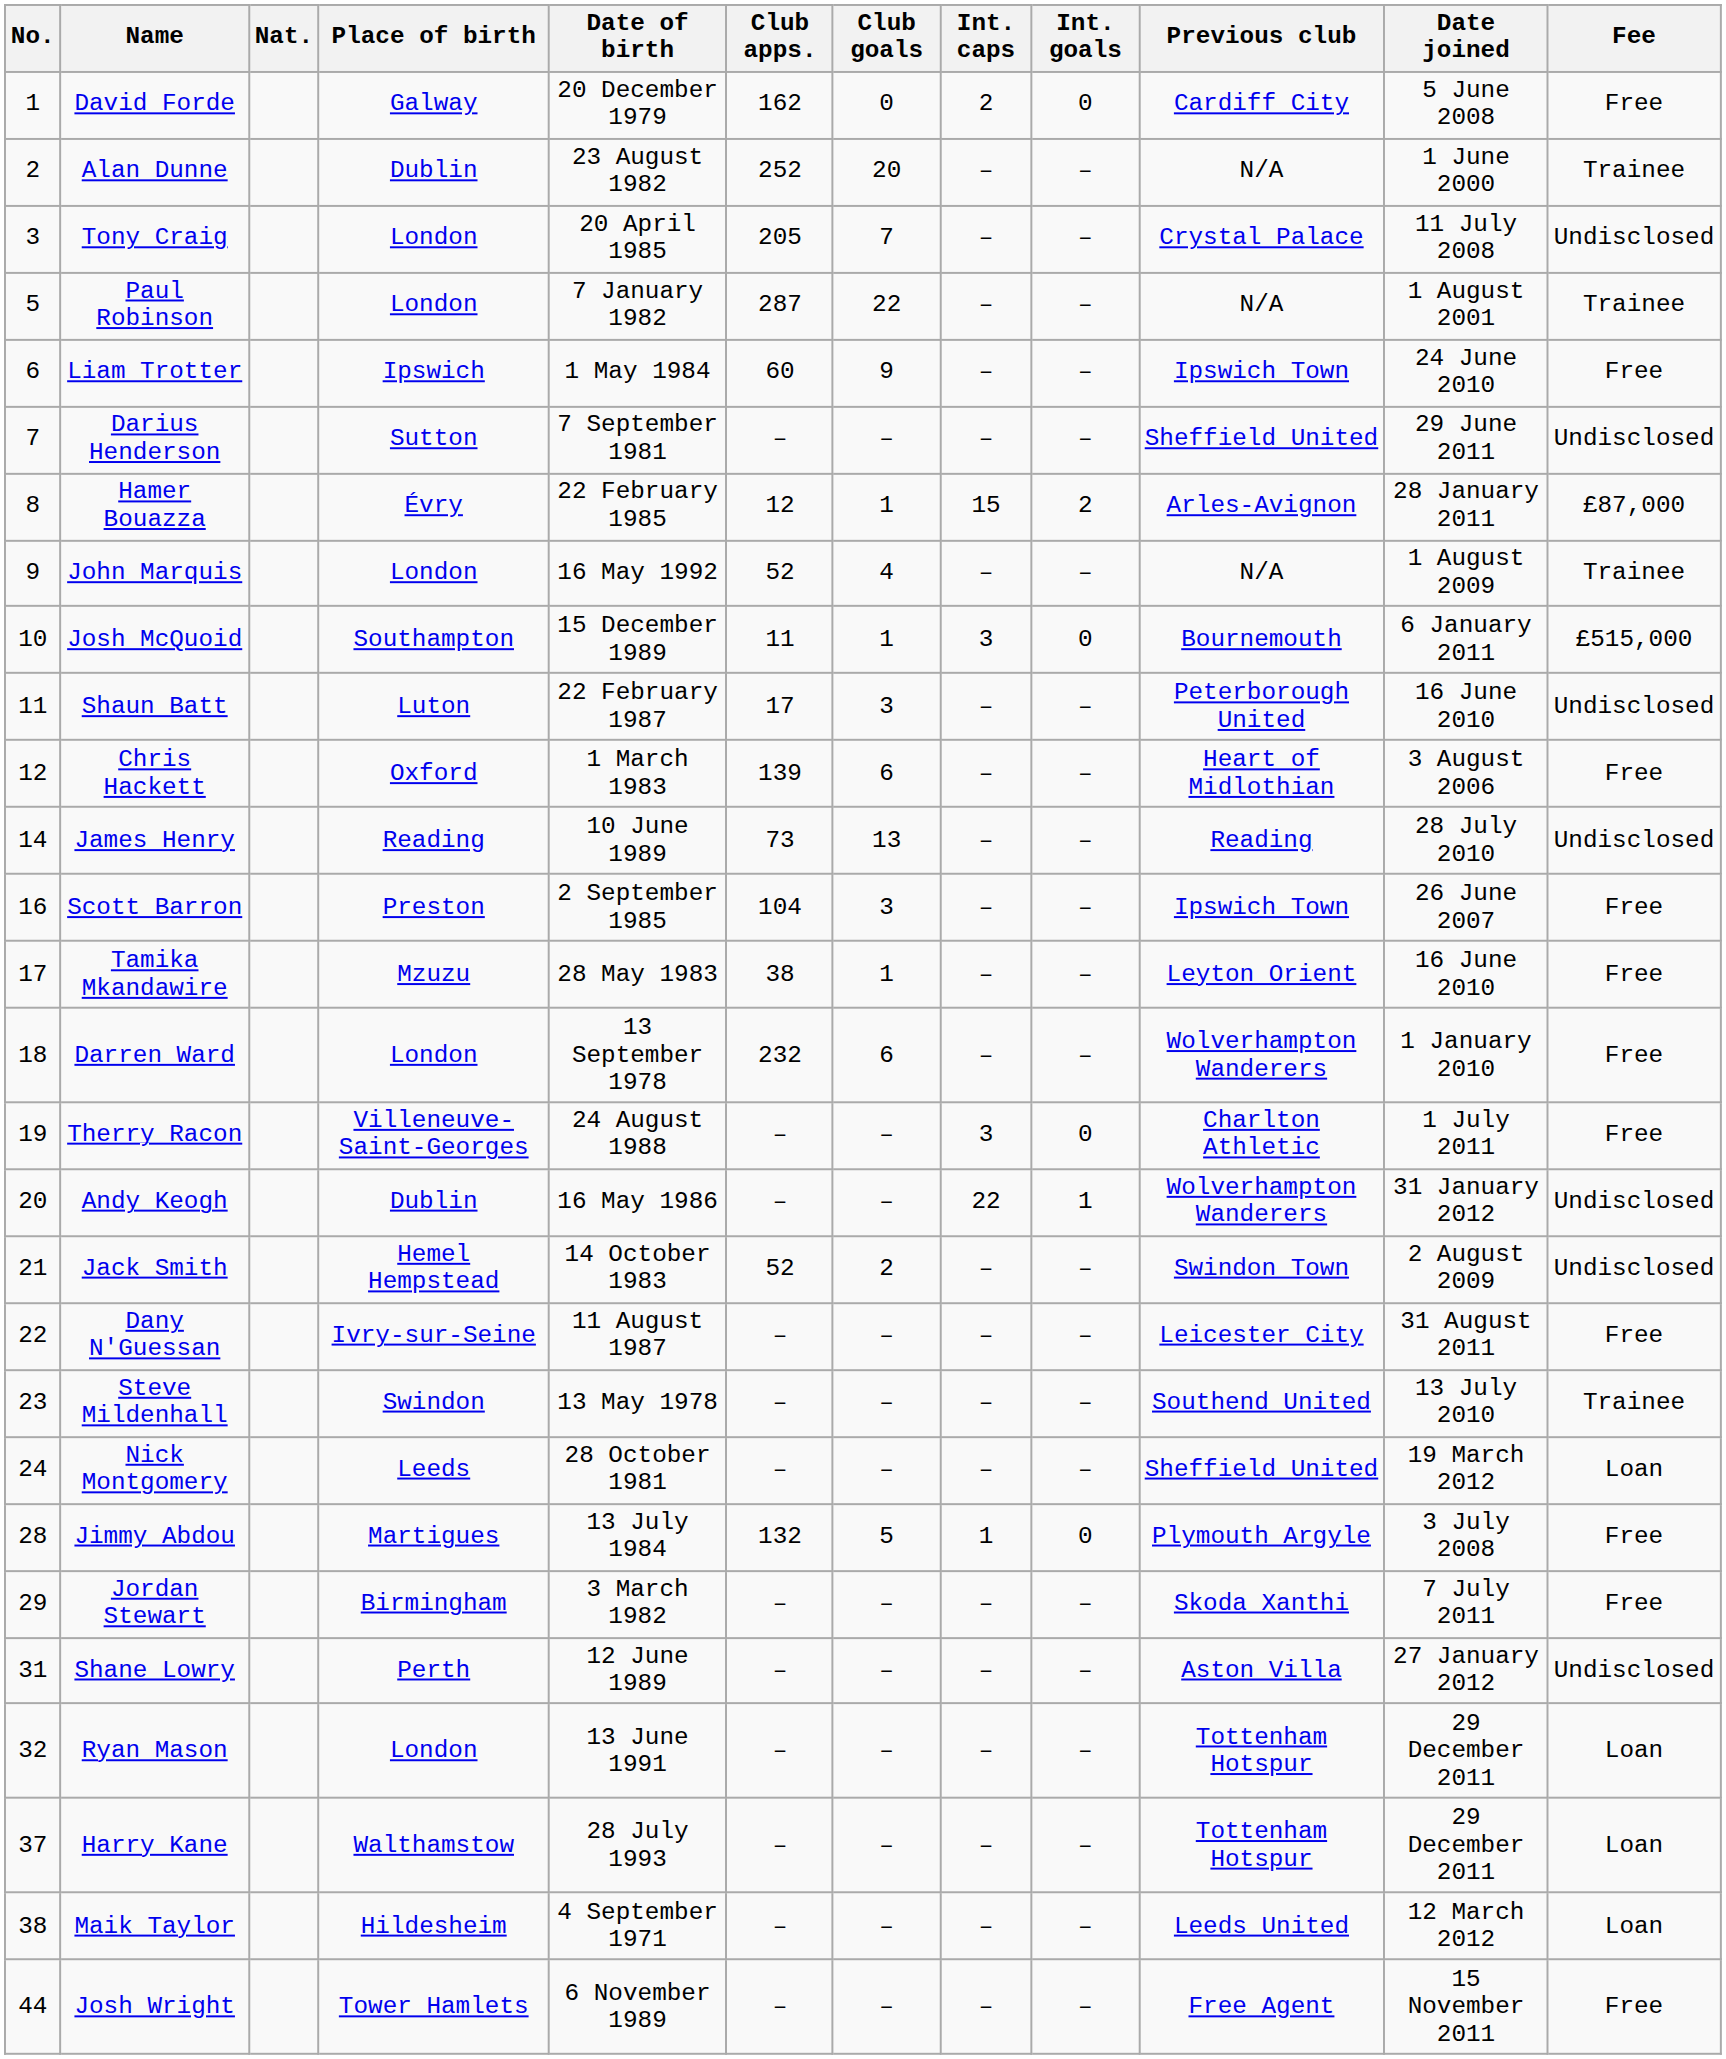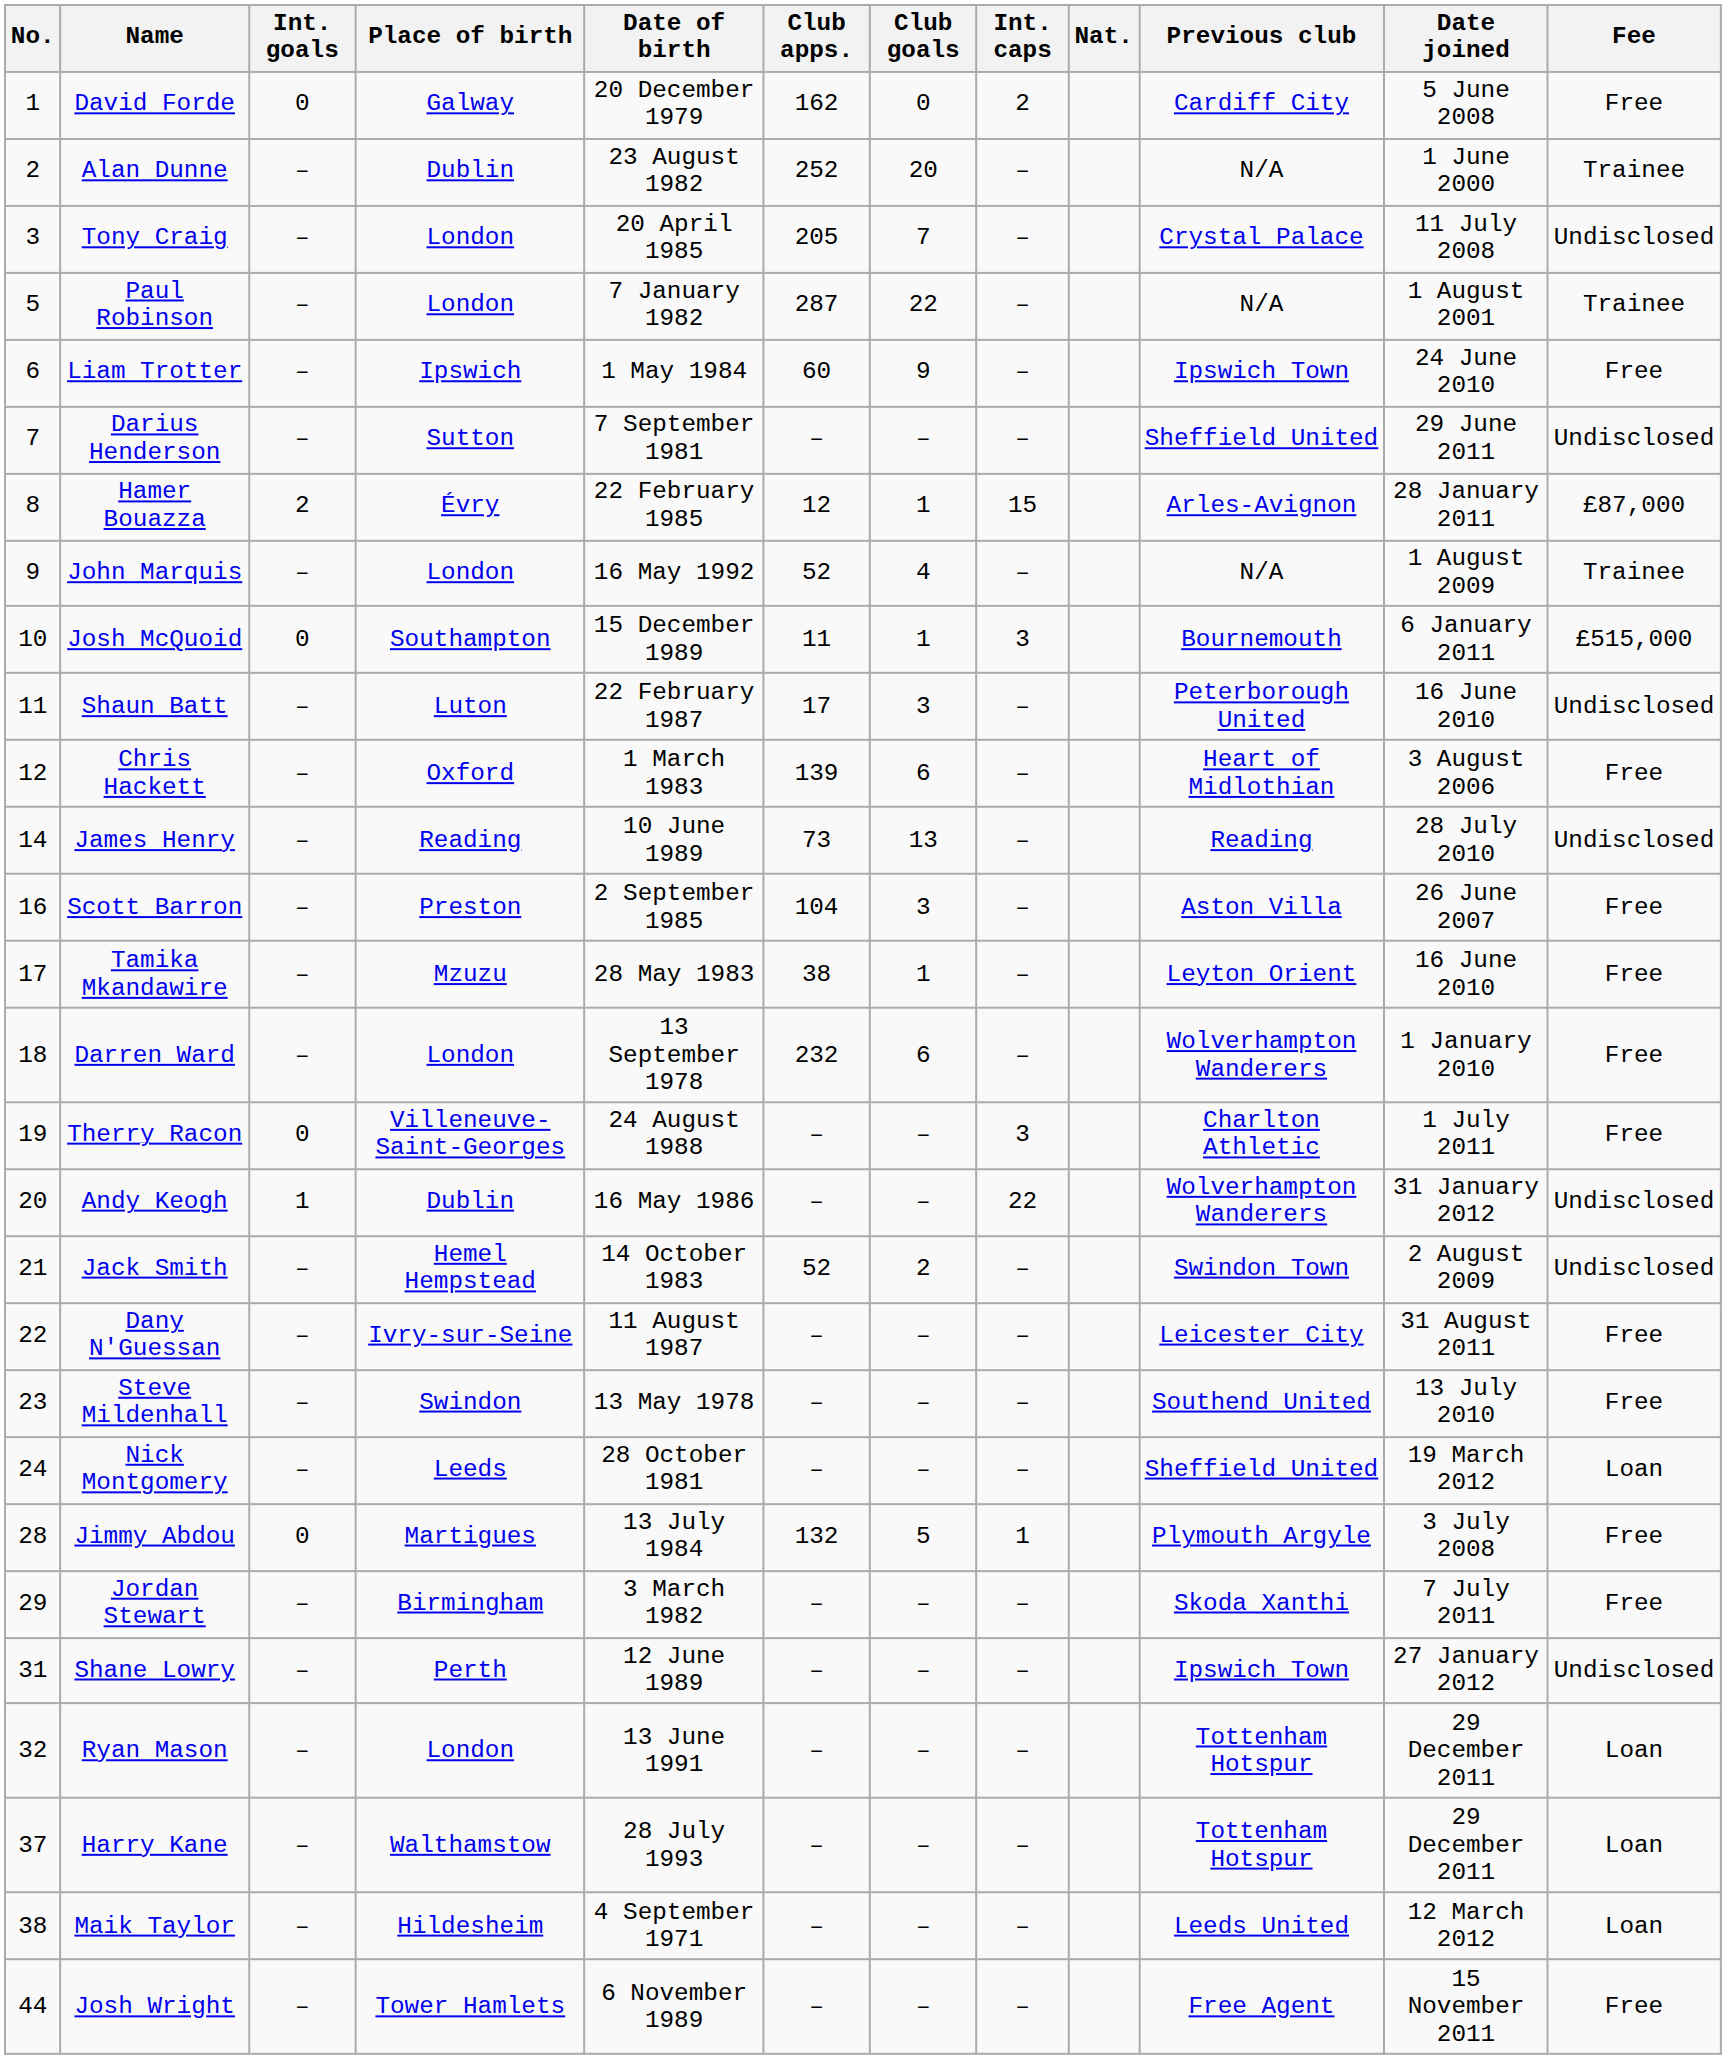columns swapped: (284, 39) <-> (1085, 39)
(1261, 908) Ipswich Town -> (1261, 908) Aston Villa
(1634, 1403) Trainee -> (1634, 1403) Free
(1261, 1671) Aston Villa -> (1261, 1671) Ipswich Town
